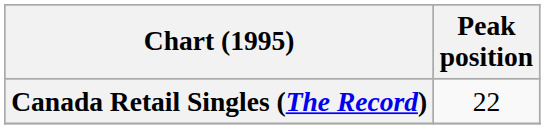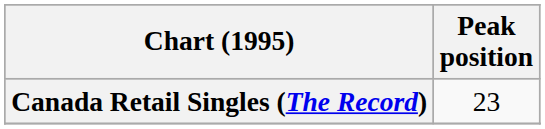(486, 100) 22 -> (486, 100) 23
